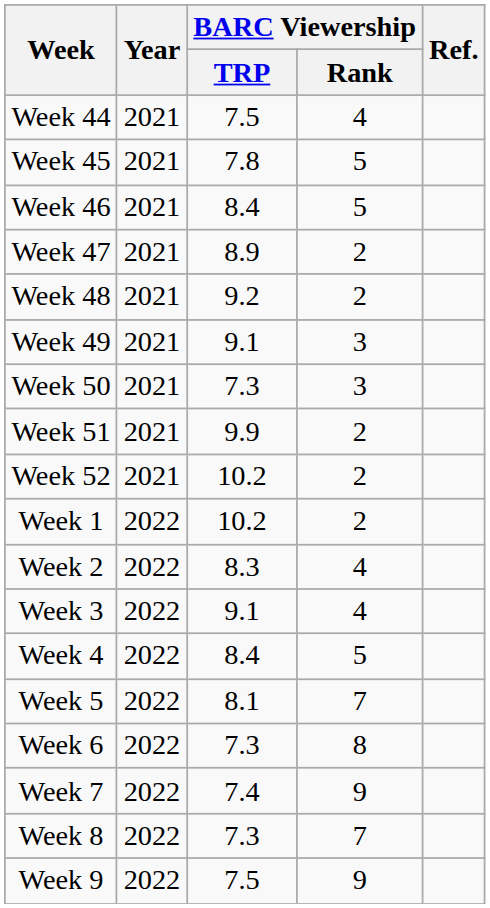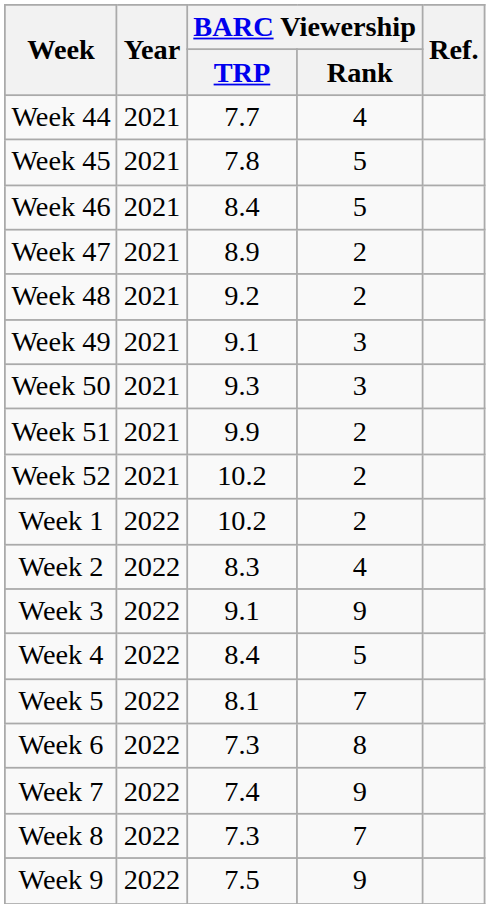(242, 116) 7.5 -> (242, 116) 7.7
(242, 386) 7.3 -> (242, 386) 9.3
(360, 610) 4 -> (360, 610) 9
